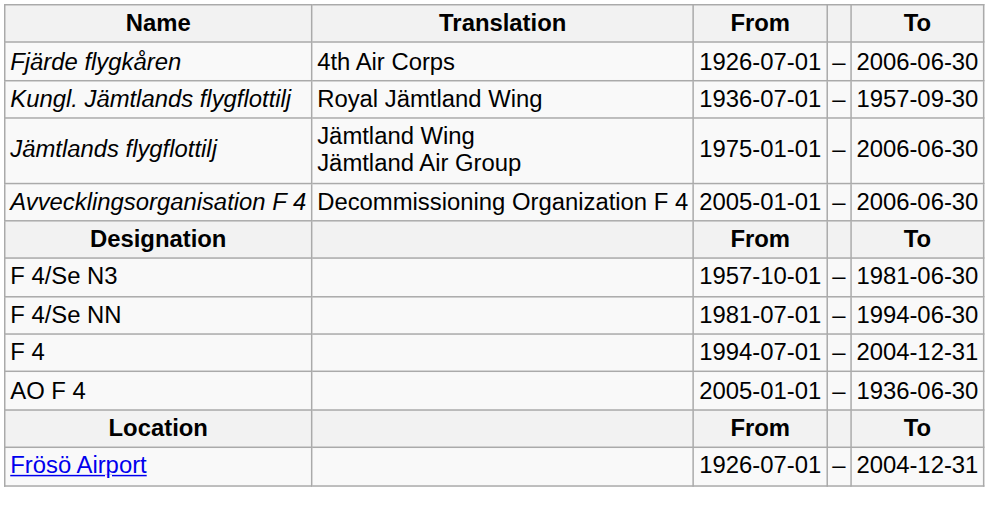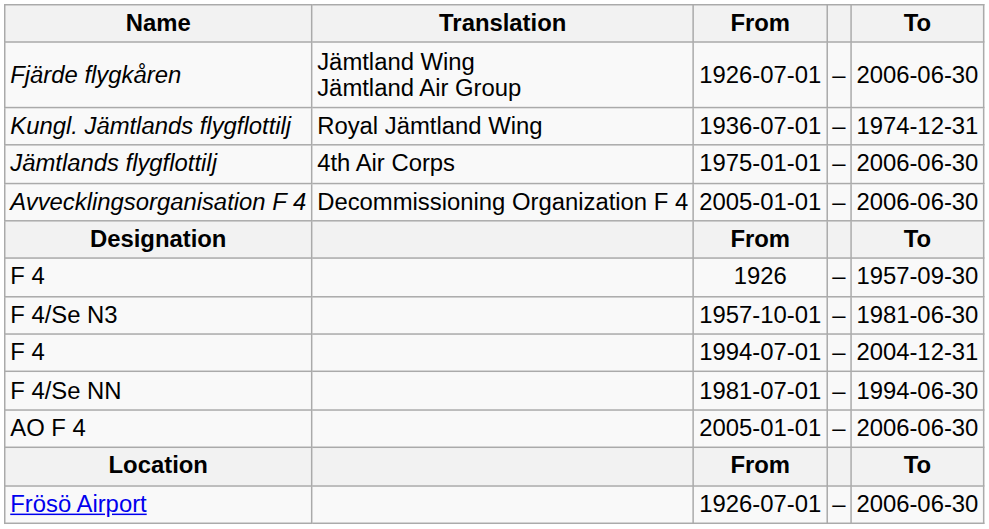(386, 61) 4th Air Corps -> (419, 74) Jämtland Wing Jämtland Air Group
(917, 99) 1957-09-30 -> (917, 125) 1974-12-31
(419, 150) Jämtland Wing Jämtland Air Group -> (386, 163) 4th Air Corps
+ row: (27, 277)
rows swapped: (66, 314) <-> (27, 352)
(917, 390) 1936-06-30 -> (917, 428) 2006-06-30
(917, 466) 2004-12-31 -> (917, 503) 2006-06-30
